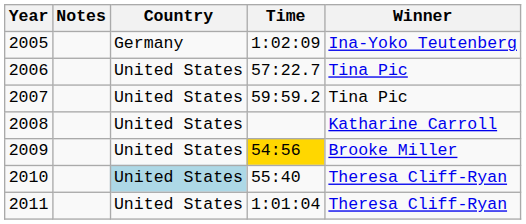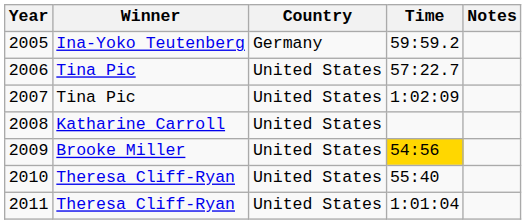columns swapped: (423, 18) <-> (81, 18)
(286, 45) 1:02:09 -> (425, 45) 59:59.2
(286, 99) 59:59.2 -> (425, 99) 1:02:09
(178, 179) lightblue background -> (317, 179) no background
